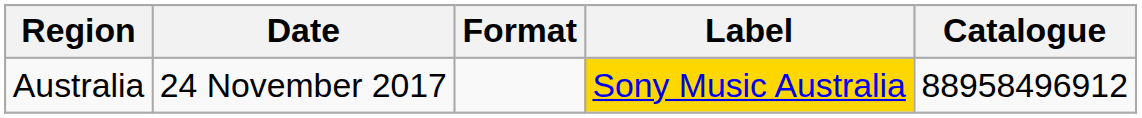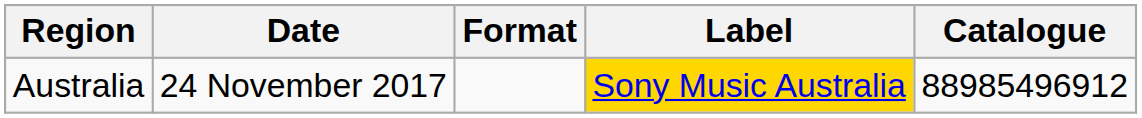(1025, 84) 88958496912 -> (1025, 84) 88985496912
